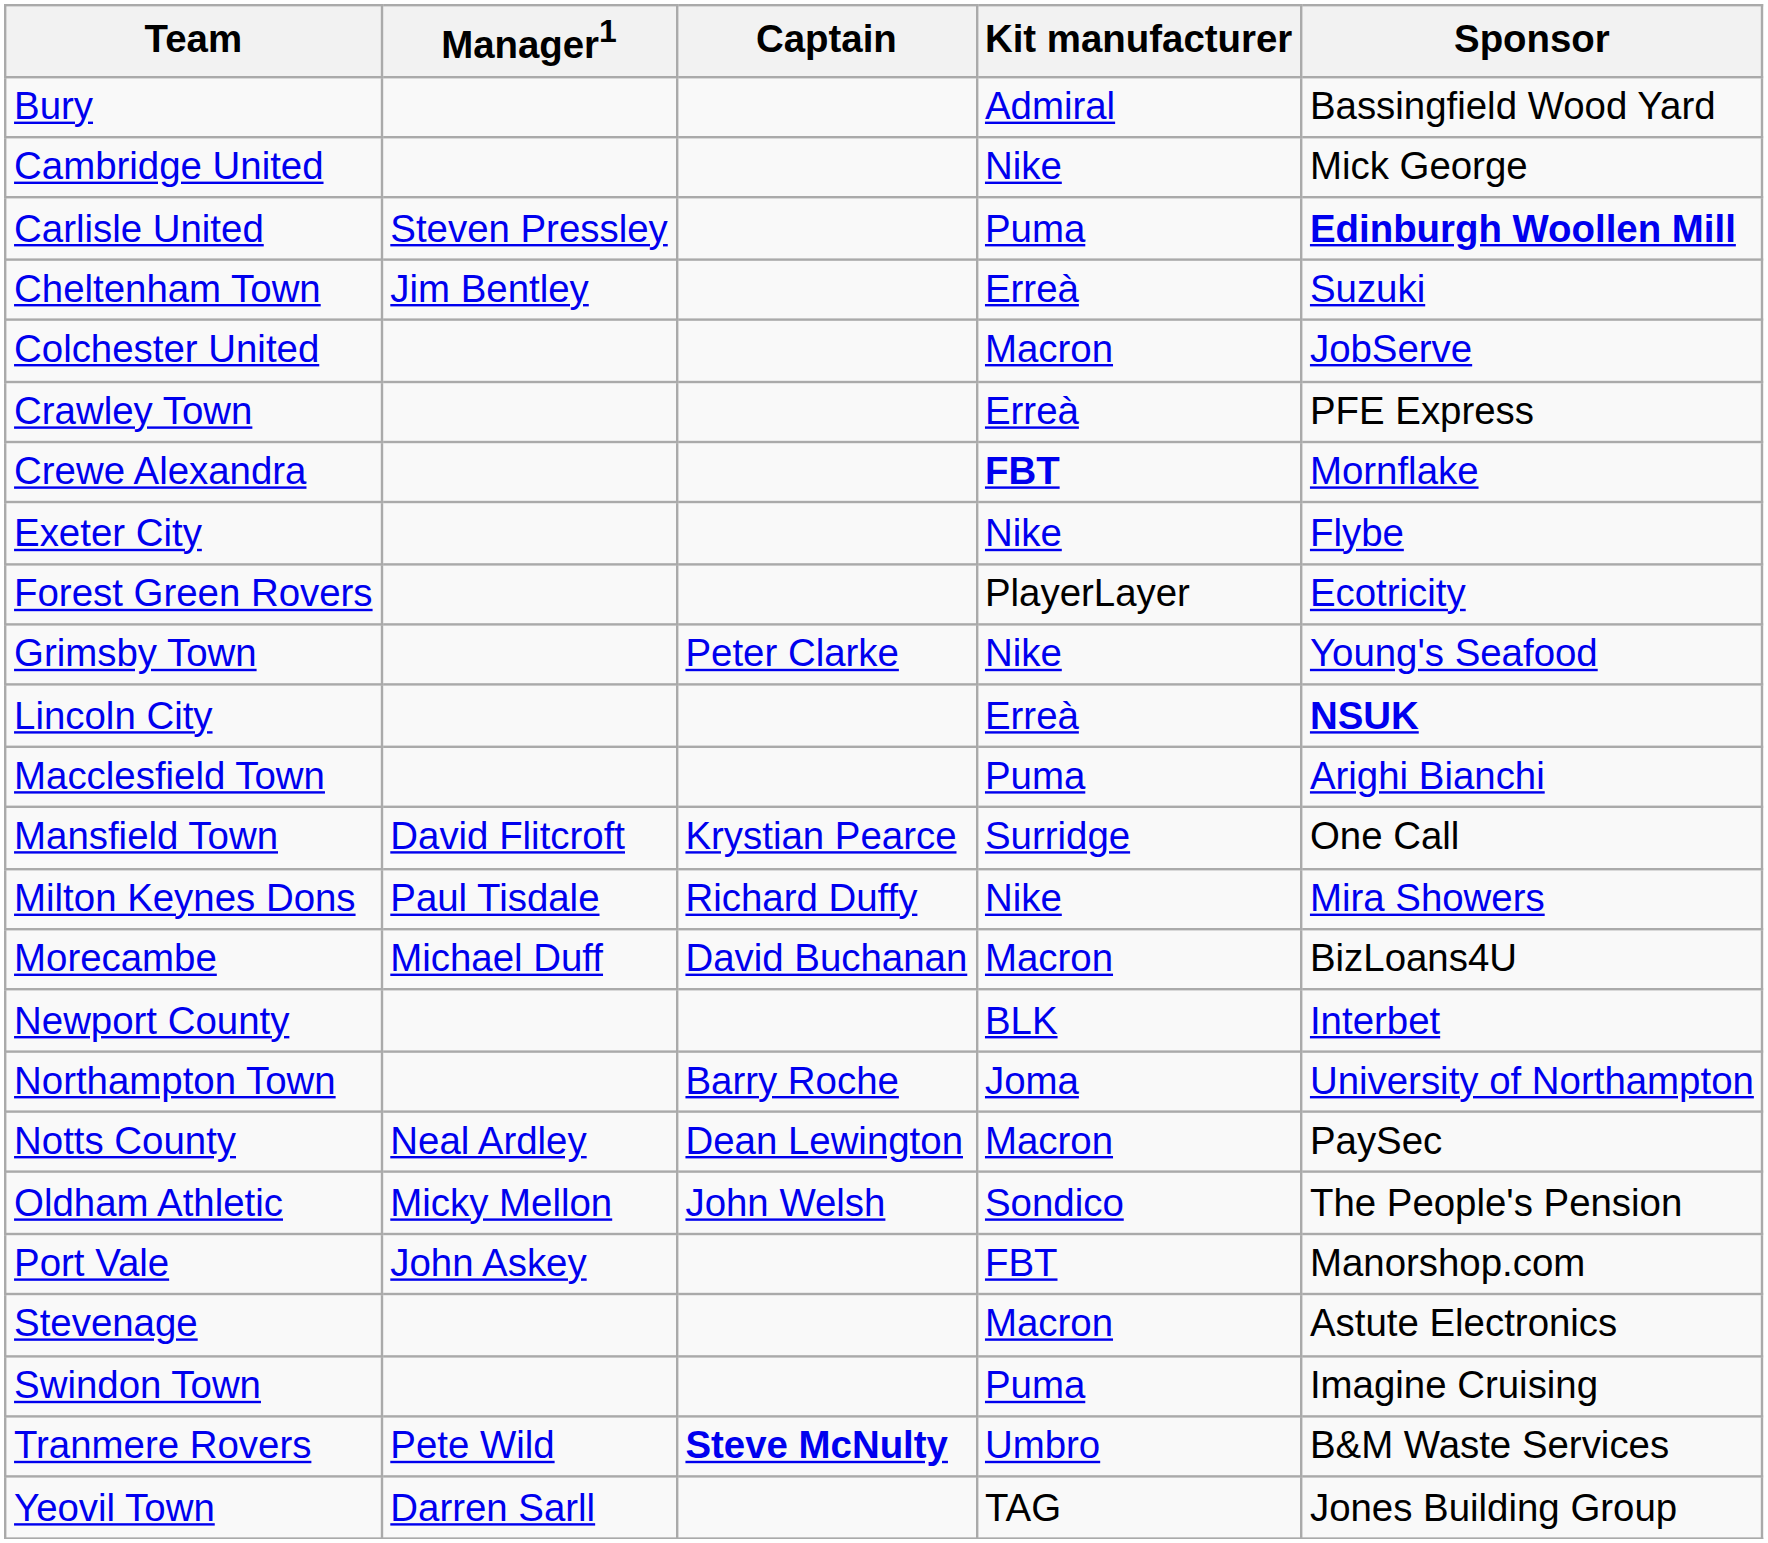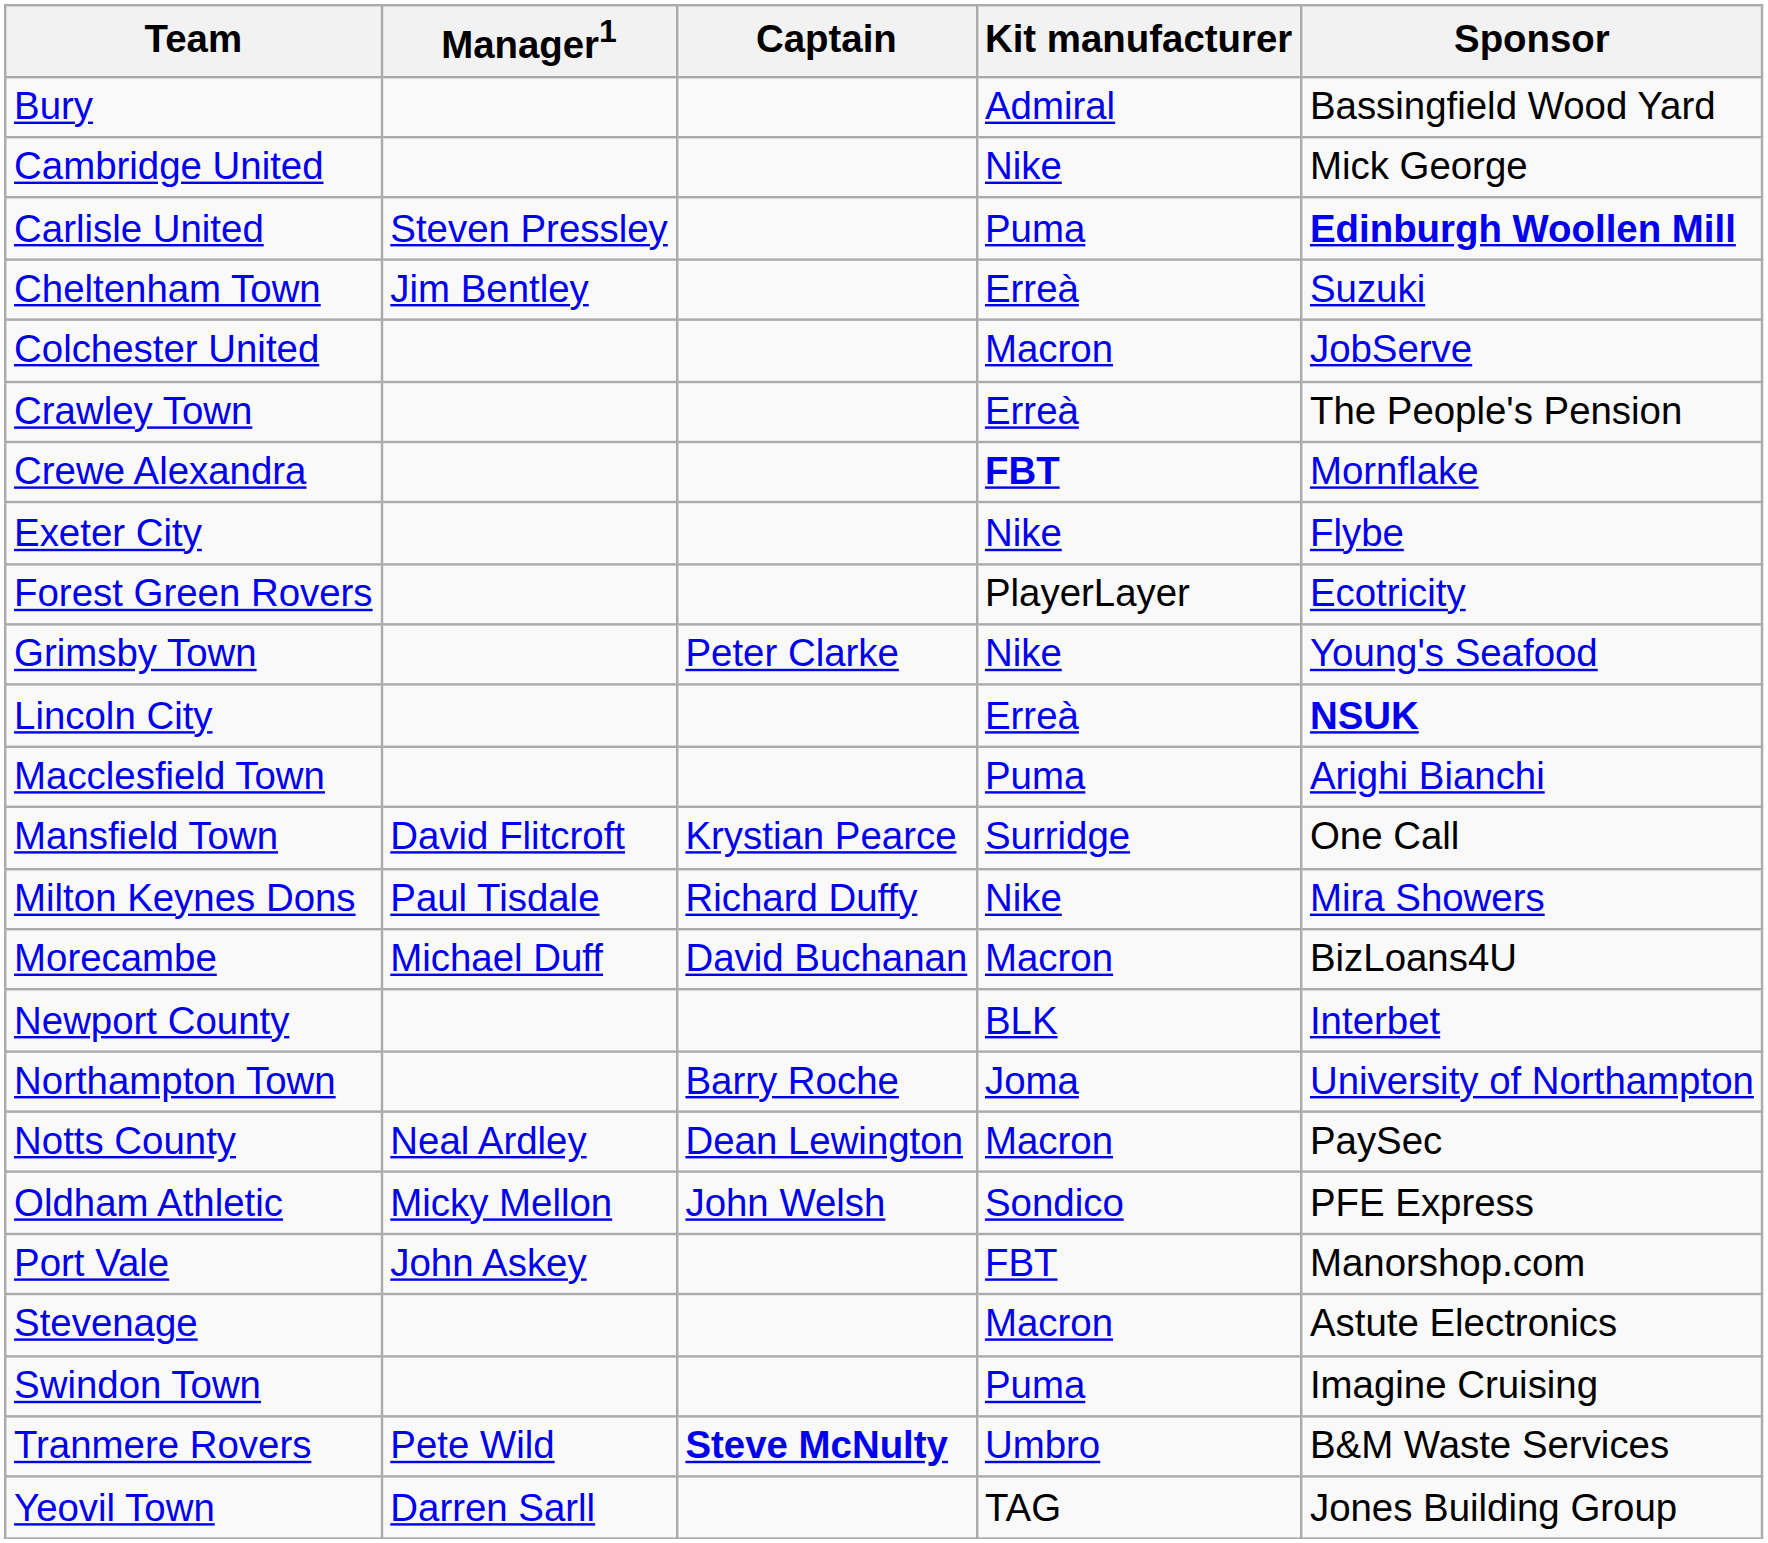(1422, 410) PFE Express -> (1496, 410) The People's Pension
(1496, 1202) The People's Pension -> (1422, 1202) PFE Express
